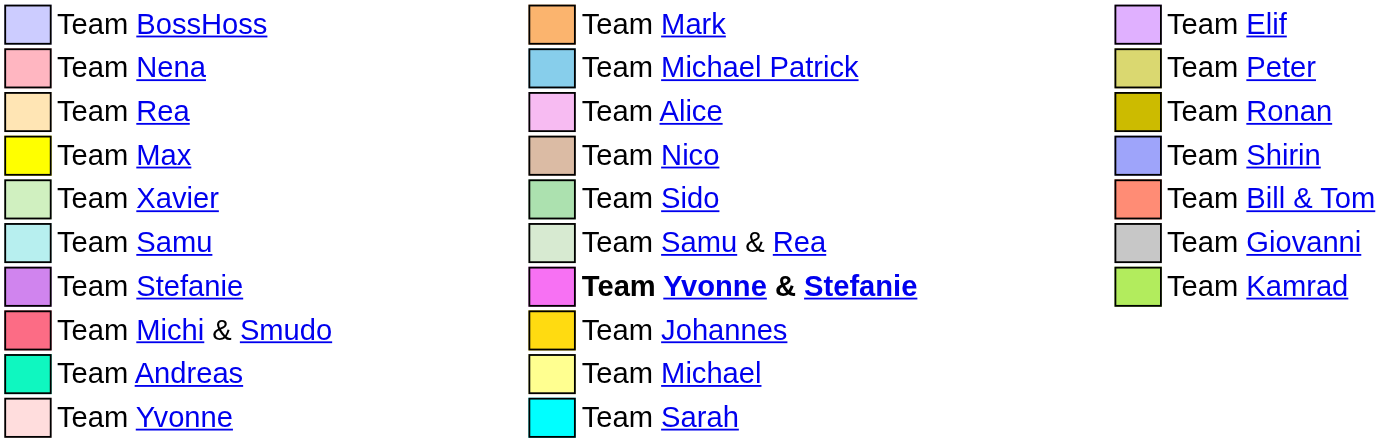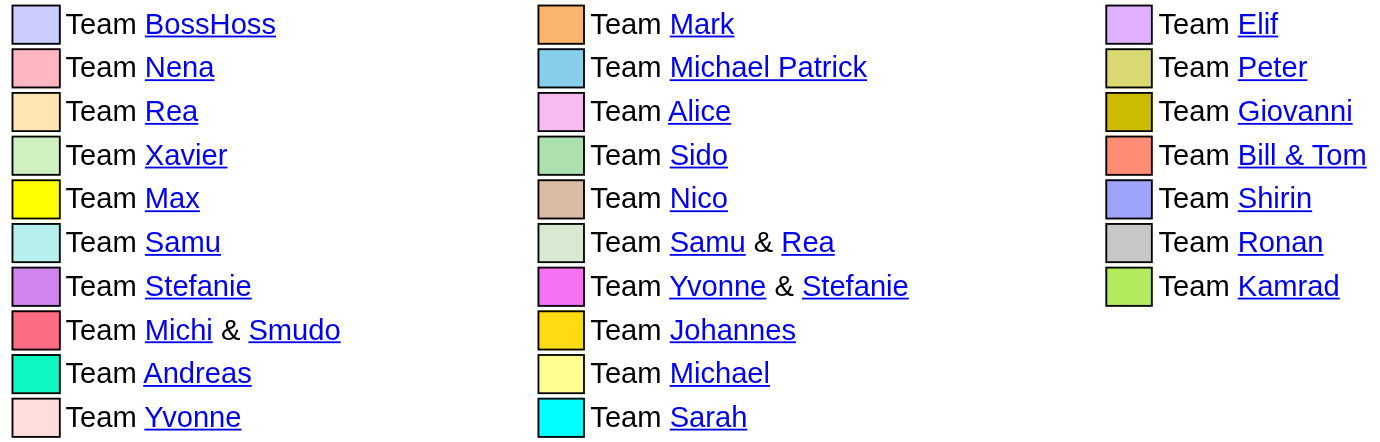(1250, 111) Team Ronan -> (1256, 111) Team Giovanni
rows swapped: (138, 198) <-> (124, 155)
(1264, 242) Team Giovanni -> (1241, 242) Team Ronan
(750, 286) bold -> (750, 286) normal
